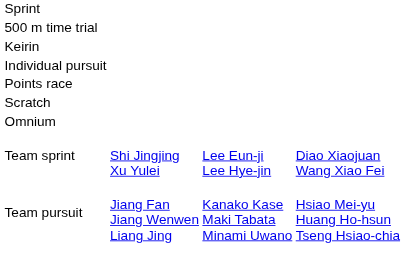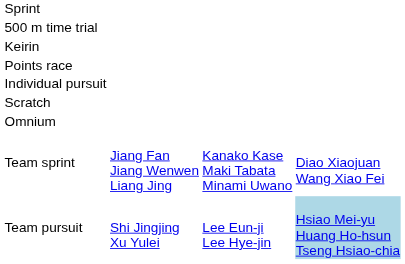rows swapped: (56, 65) <-> (39, 84)
(145, 163) Shi Jingjing Xu Yulei -> (154, 170) Jiang Fan Jiang Wenwen Liang Jing
(237, 163) Lee Eun-ji Lee Hye-jin -> (247, 170) Kanako Kase Maki Tabata Minami Uwano
(154, 220) Jiang Fan Jiang Wenwen Liang Jing -> (145, 235) Shi Jingjing Xu Yulei
(247, 220) Kanako Kase Maki Tabata Minami Uwano -> (237, 235) Lee Eun-ji Lee Hye-jin
(348, 220) no background -> (348, 235) lightblue background
